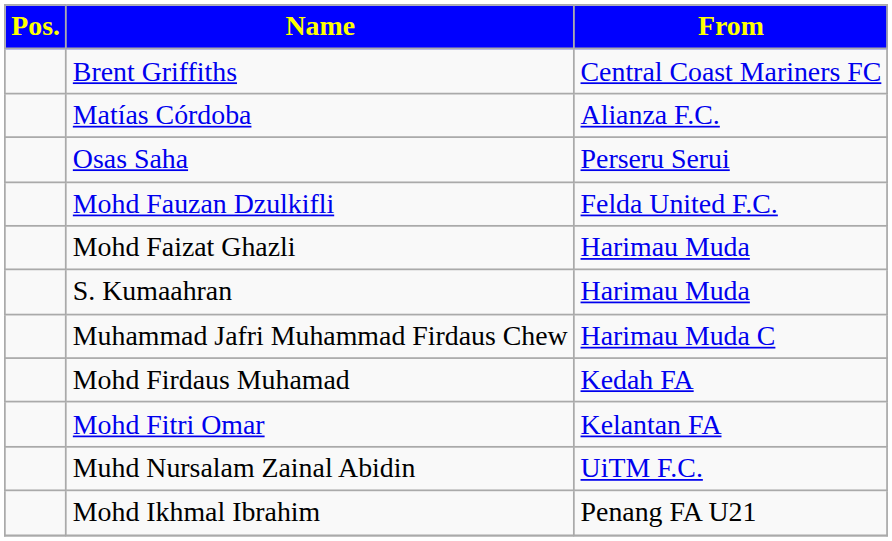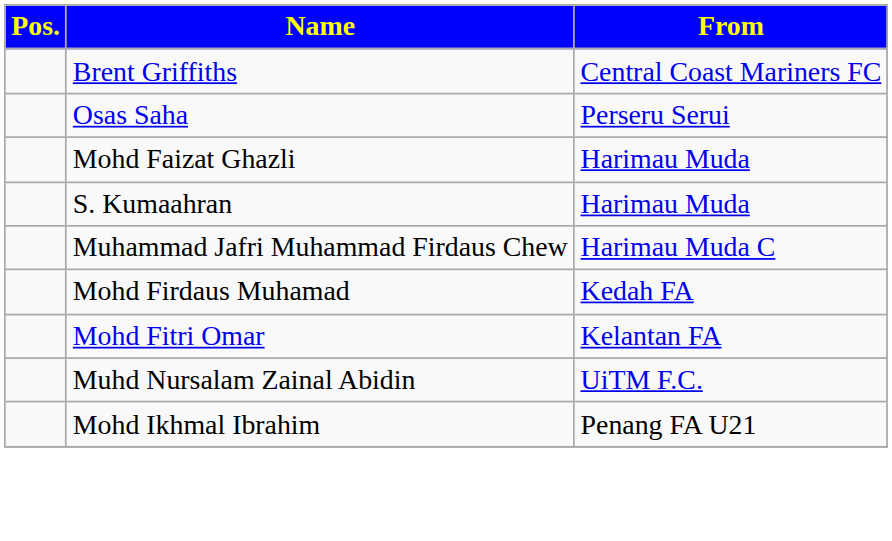- row: (162, 114)
- row: (204, 203)
